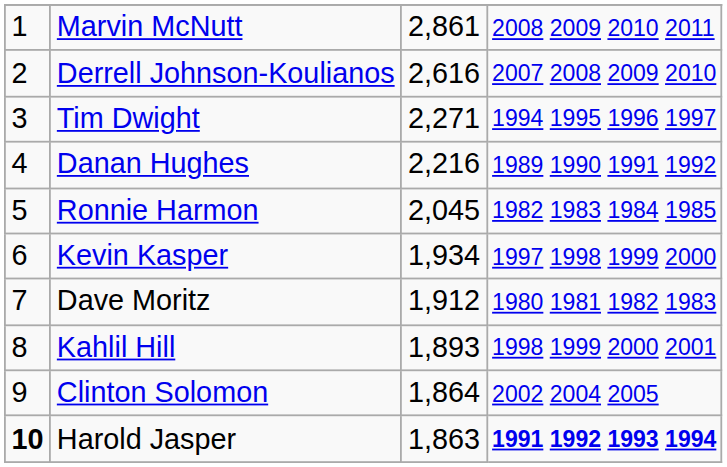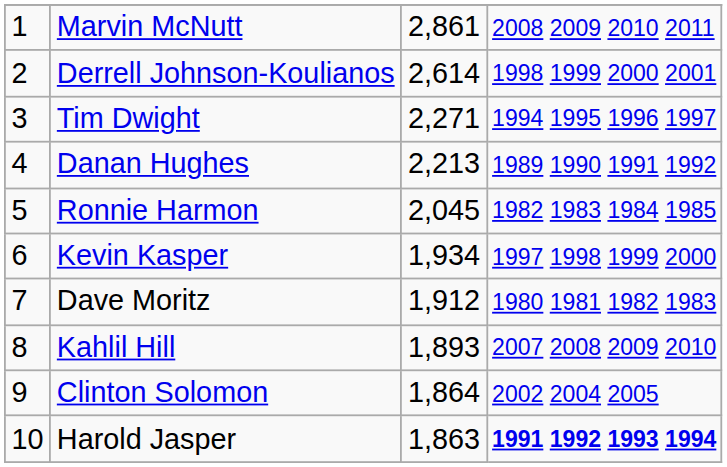(444, 73) 2,616 -> (444, 73) 2,614
(604, 73) 2007 2008 2009 2010 -> (604, 73) 1998 1999 2000 2001
(444, 164) 2,216 -> (444, 164) 2,213
(604, 347) 1998 1999 2000 2001 -> (604, 347) 2007 2008 2009 2010
(28, 438) bold -> (28, 438) normal
